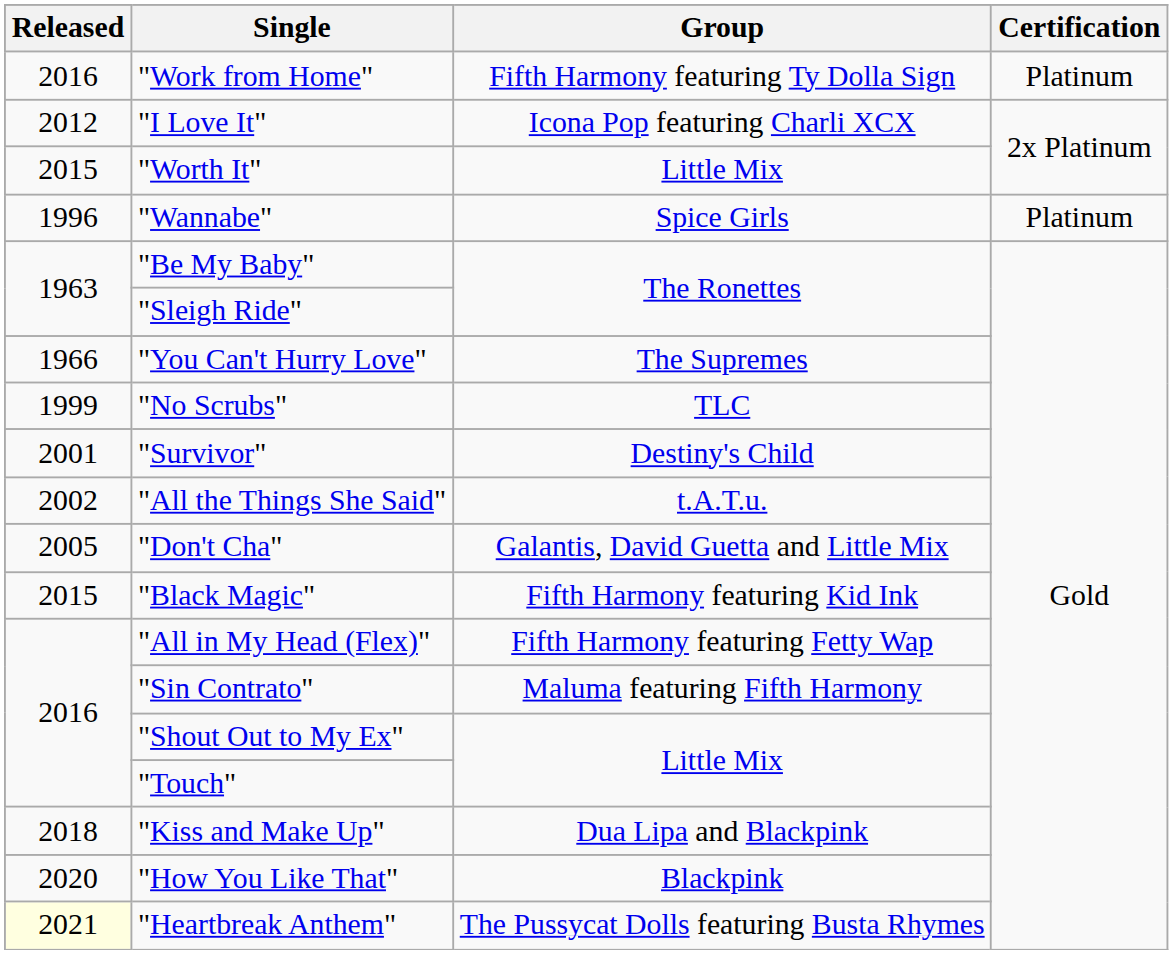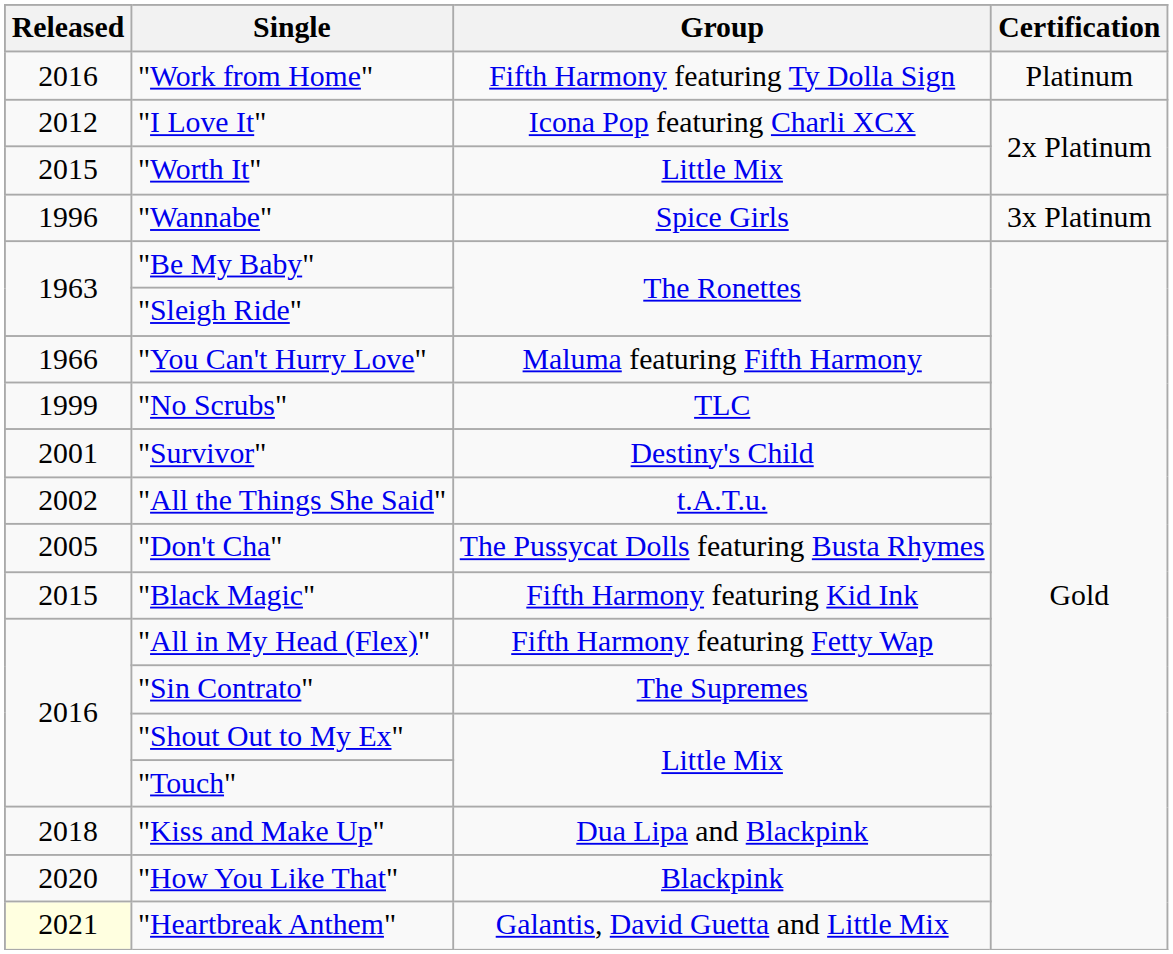(1079, 216) Platinum -> (1079, 216) 3x Platinum
(722, 358) The Supremes -> (722, 358) Maluma featuring Fifth Harmony
(722, 547) Galantis, David Guetta and Little Mix -> (722, 547) The Pussycat Dolls featuring Busta Rhymes
(722, 688) Maluma featuring Fifth Harmony -> (722, 688) The Supremes
(722, 924) The Pussycat Dolls featuring Busta Rhymes -> (722, 924) Galantis, David Guetta and Little Mix
